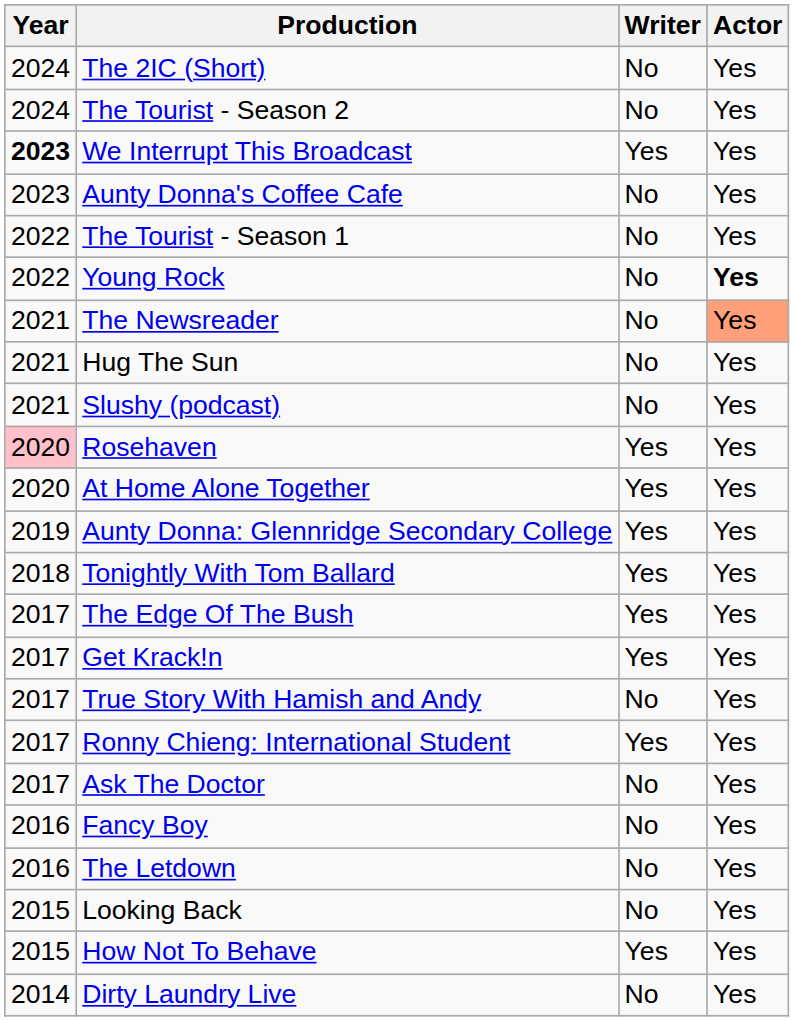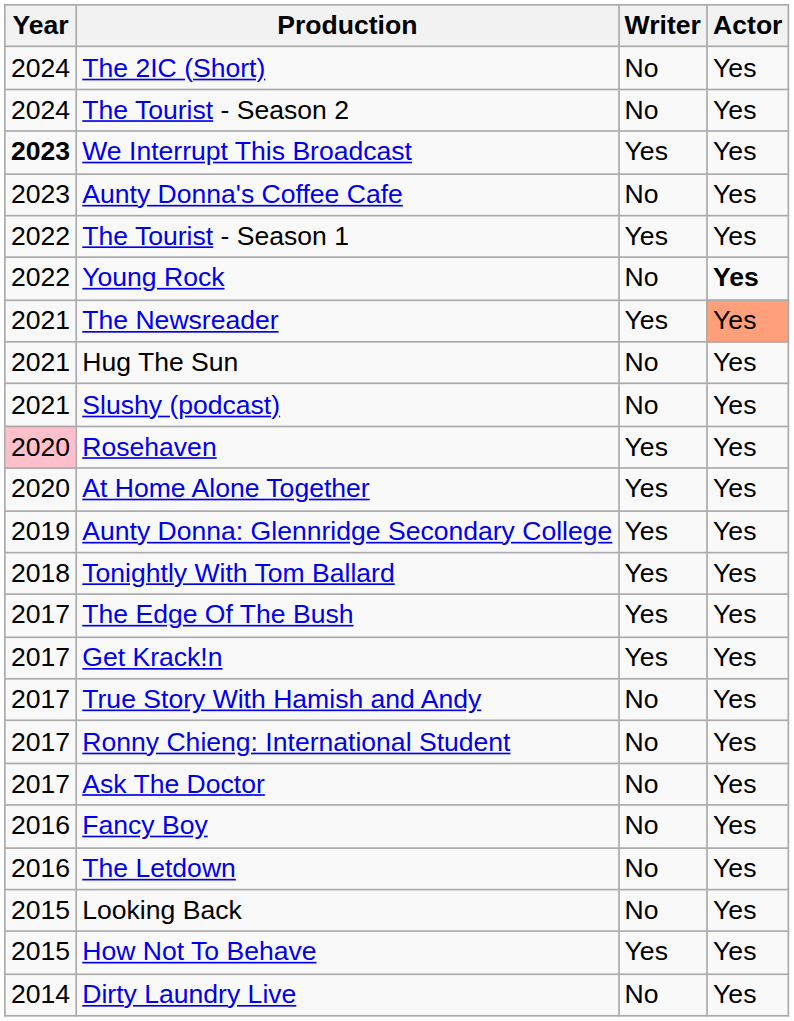(642, 236) No -> (646, 236) Yes
(642, 320) No -> (646, 320) Yes
(646, 741) Yes -> (642, 741) No
